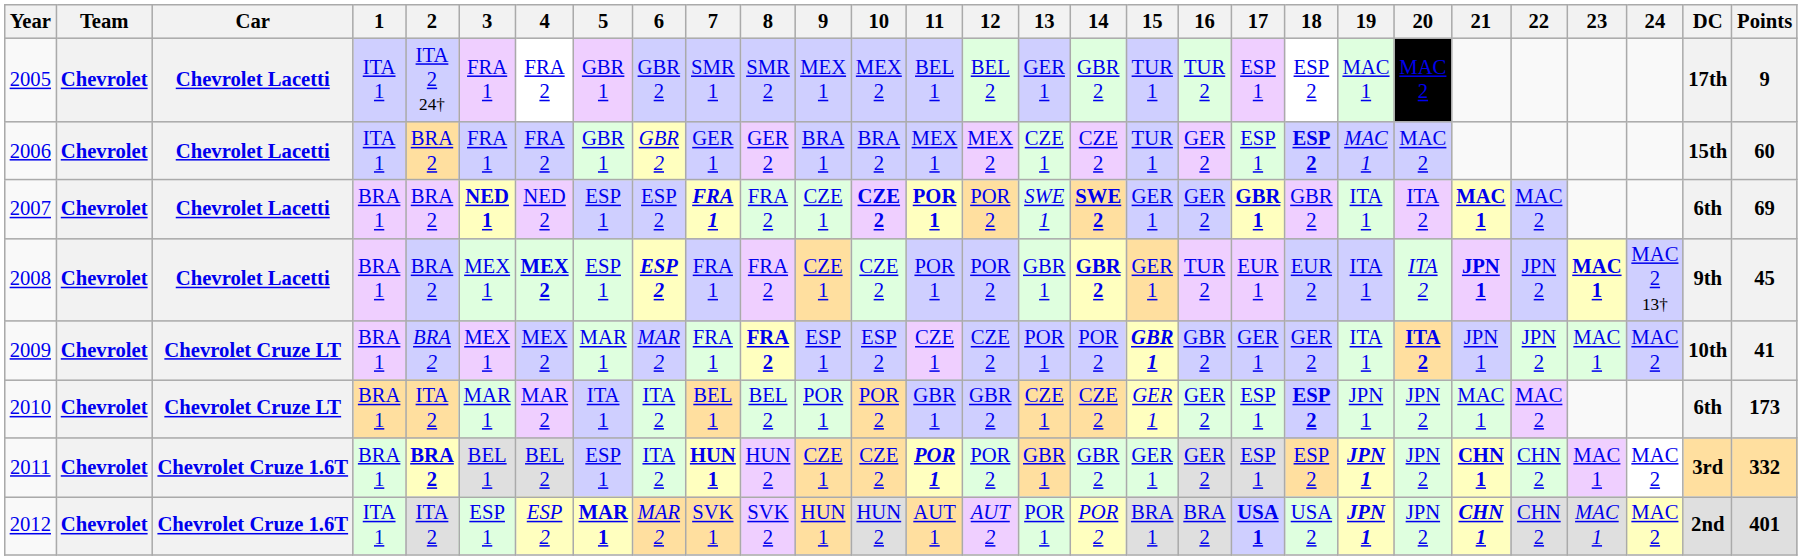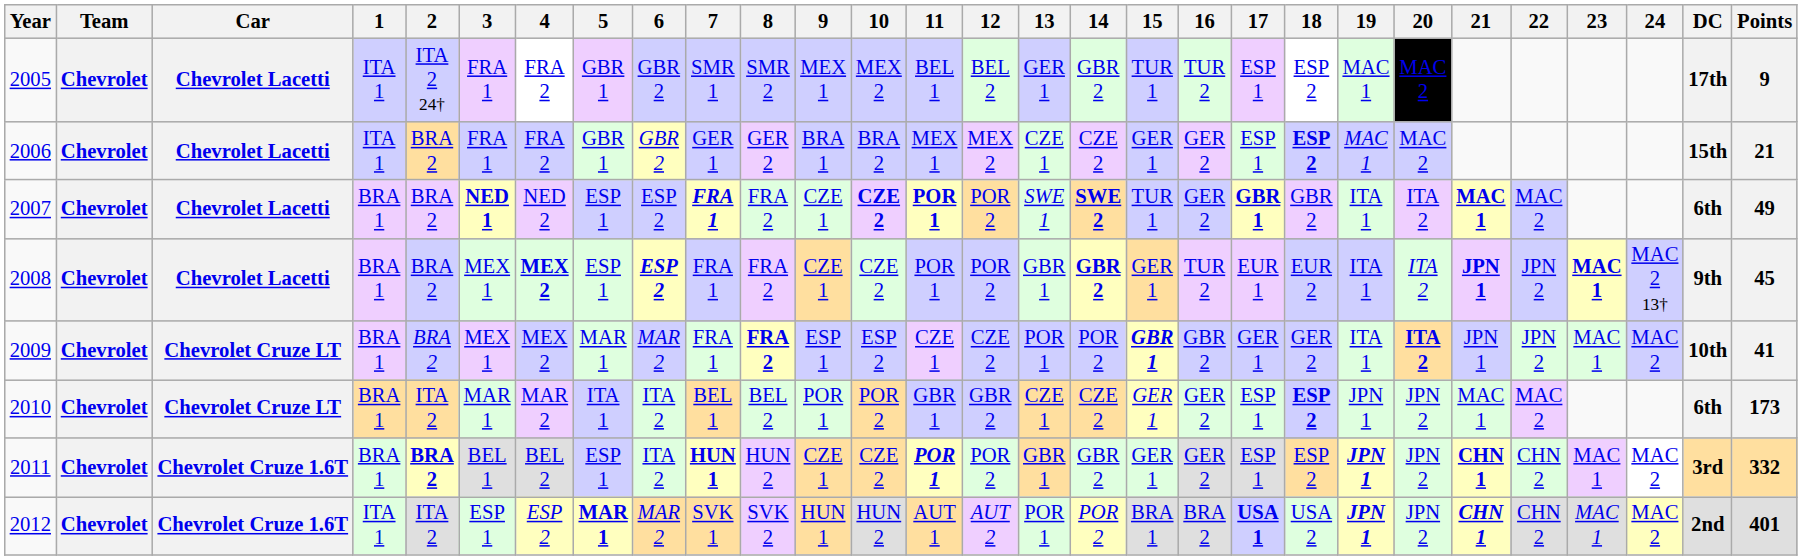(1152, 150) TUR 1 -> (1152, 150) GER 1
(1765, 150) 60 -> (1765, 150) 21
(1152, 208) GER 1 -> (1152, 208) TUR 1
(1765, 208) 69 -> (1765, 208) 49
